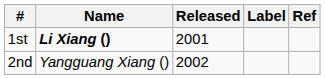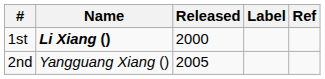(192, 39) 2001 -> (192, 39) 2000
(192, 62) 2002 -> (192, 62) 2005
